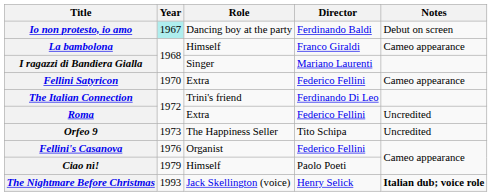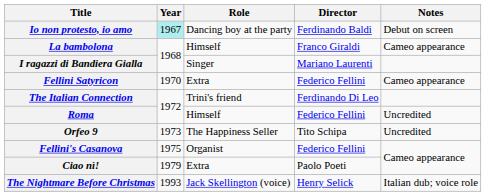(198, 115) Extra -> (203, 115) Himself
(170, 149) 1976 -> (170, 149) 1975
(203, 166) Himself -> (198, 166) Extra
(434, 183) bold -> (431, 183) normal
